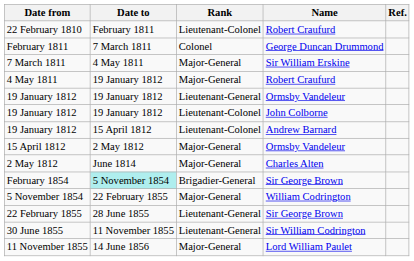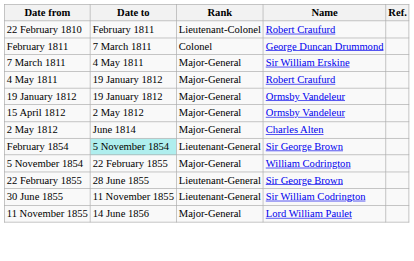(220, 96) Lieutenant-General -> (210, 96) Major-General
- row: (42, 113)
- row: (42, 130)
(217, 180) Brigadier-General -> (220, 146) Lieutenant-General
